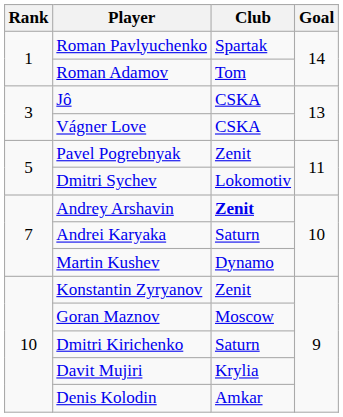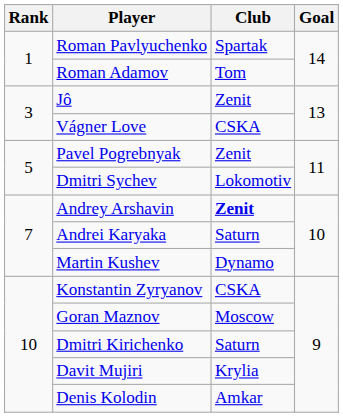(238, 99) CSKA -> (233, 99) Zenit
(233, 289) Zenit -> (238, 289) CSKA
